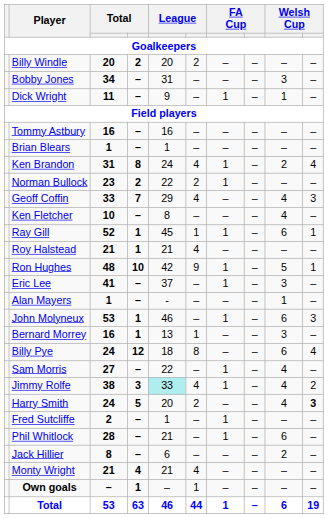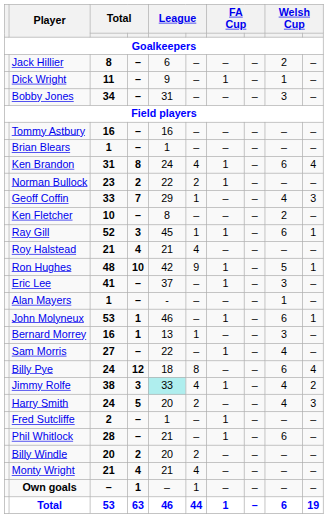rows swapped: (38, 454) <-> (39, 63)
rows swapped: (43, 80) <-> (39, 97)
(284, 165) 2 -> (284, 165) 6
(196, 199) 4 -> (196, 199) 1
(284, 216) 4 -> (284, 216) 2
(138, 233) 1 -> (138, 233) 3
(138, 250) 1 -> (138, 250) 4
(313, 318) 3 -> (313, 318) 1
rows swapped: (39, 369) <-> (32, 352)
(313, 403) bold -> (313, 403) normal
